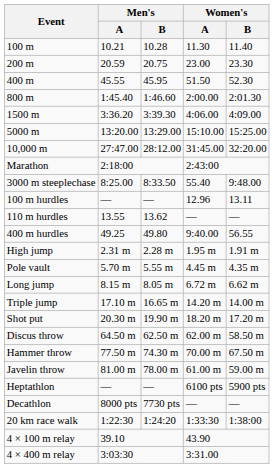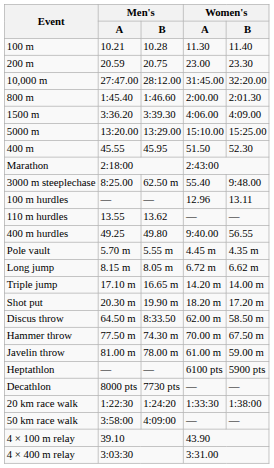rows swapped: (20, 81) <-> (27, 149)
(159, 183) 8:33.50 -> (161, 183) 62.50 m
- row: (30, 251)
(161, 336) 62.50 m -> (159, 319) 8:33.50
+ row: (42, 421)
